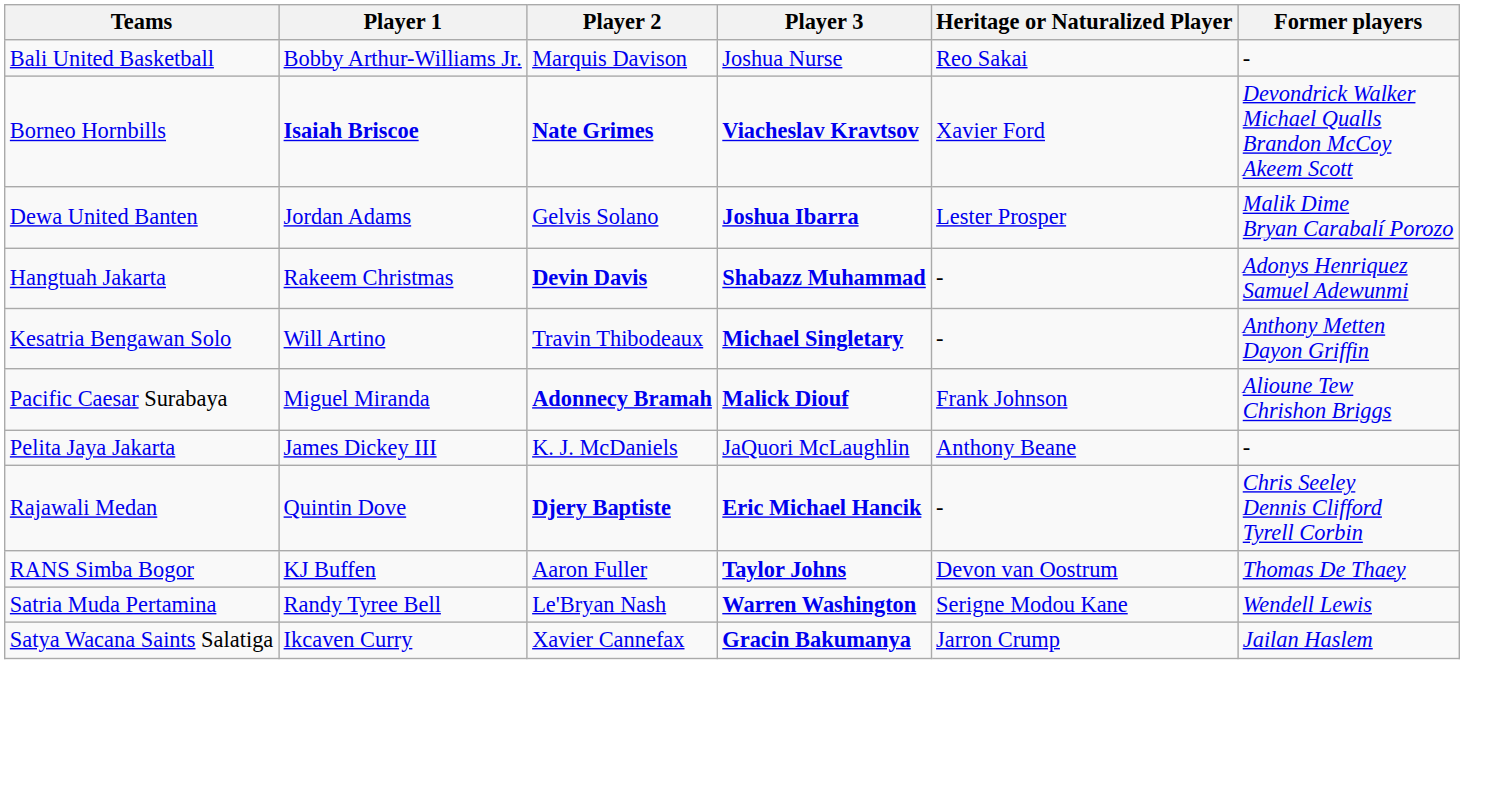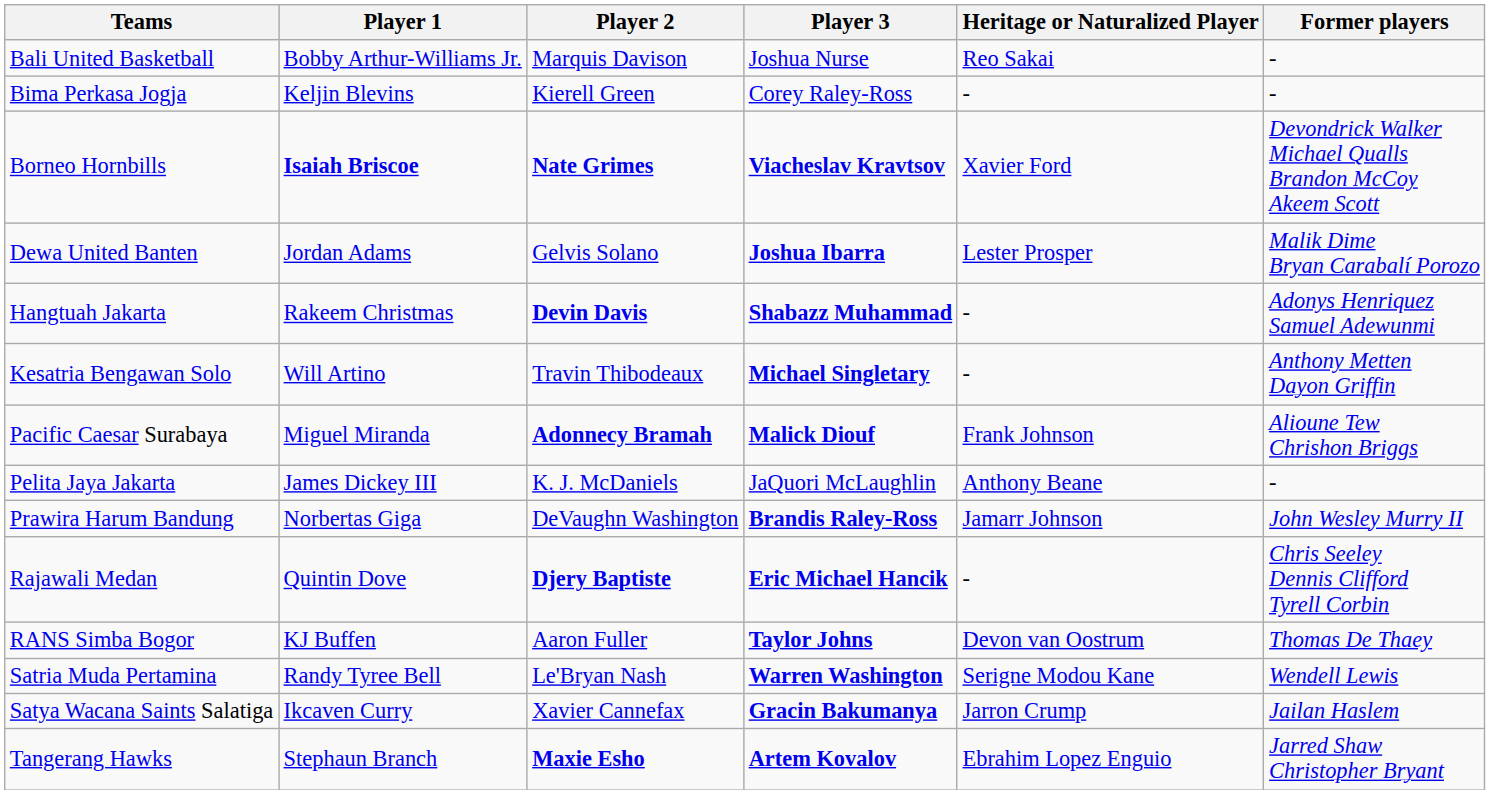+ row: (98, 93)
+ row: (122, 518)
+ row: (91, 759)
